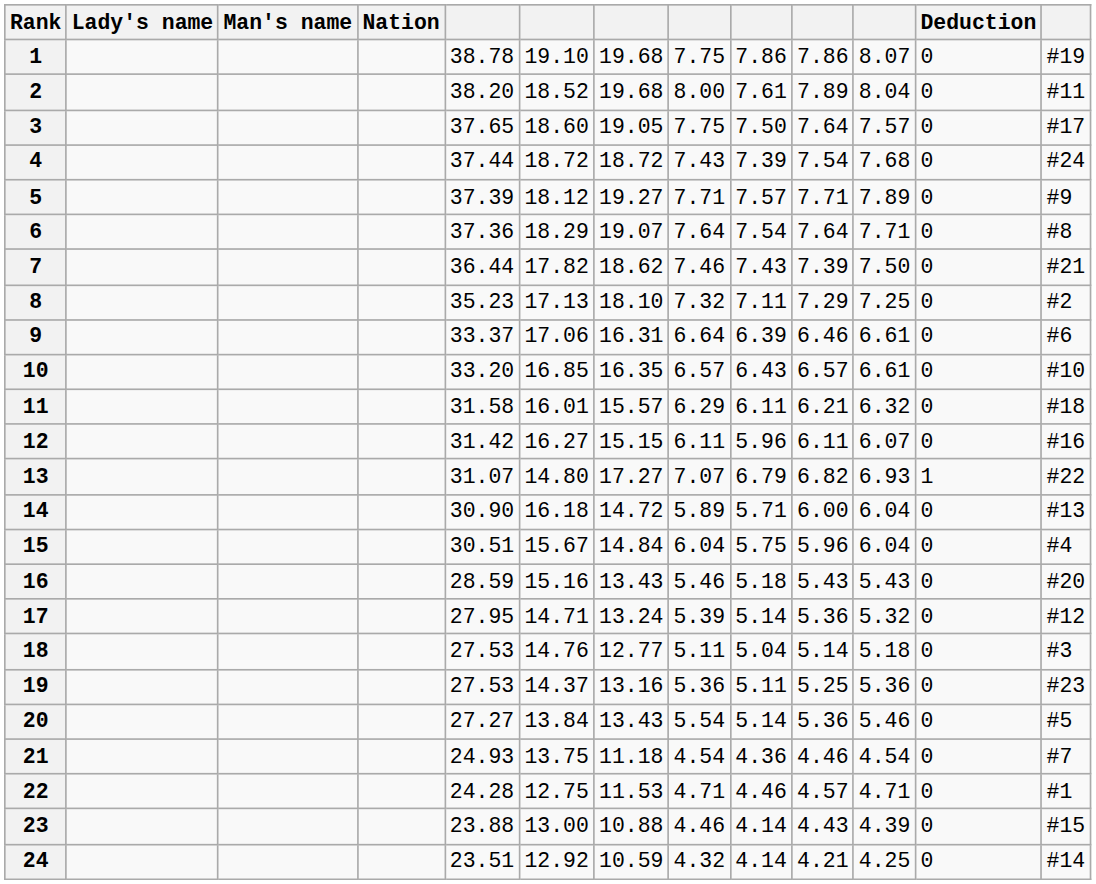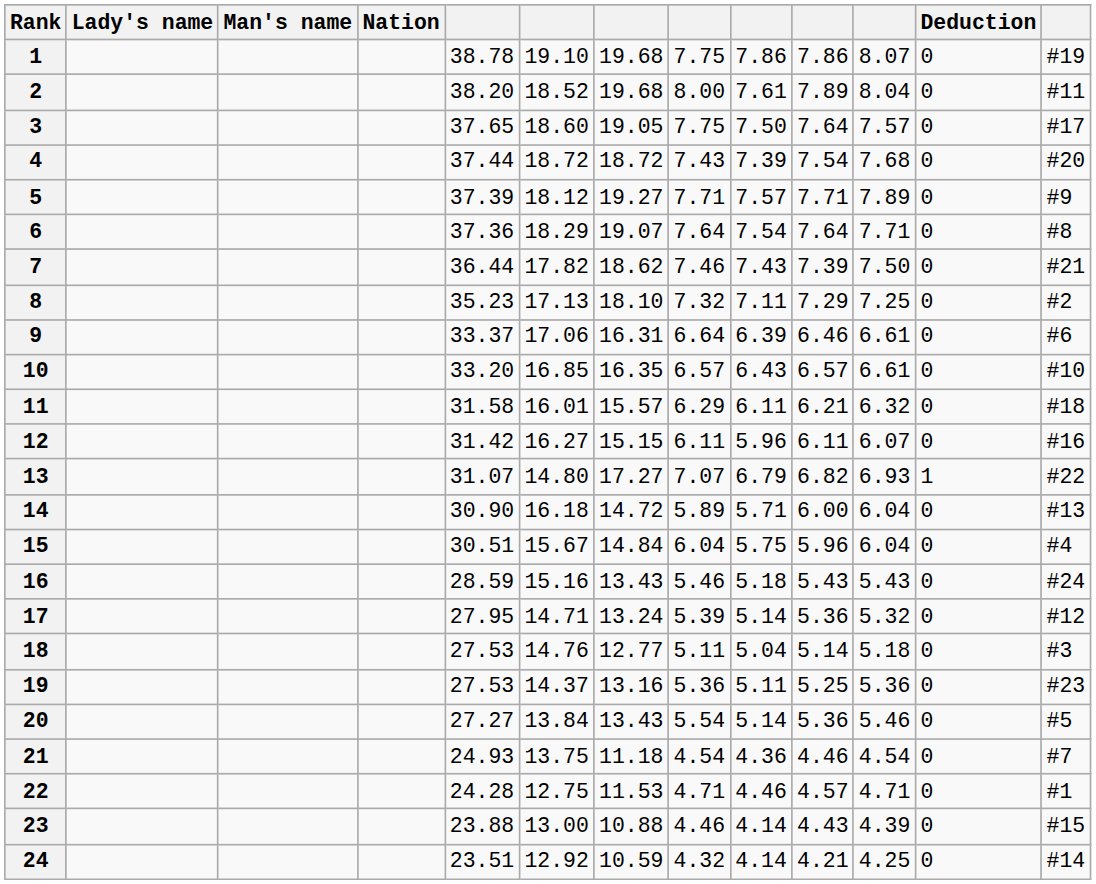(1066, 162) #24 -> (1066, 162) #20
(1066, 582) #20 -> (1066, 582) #24
